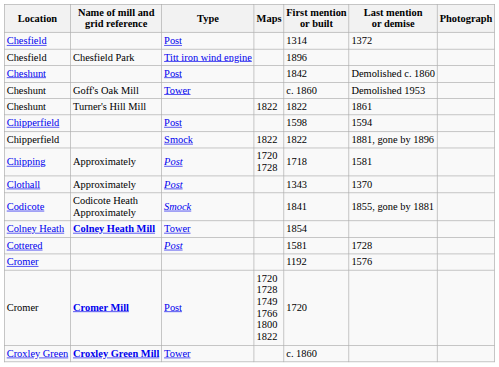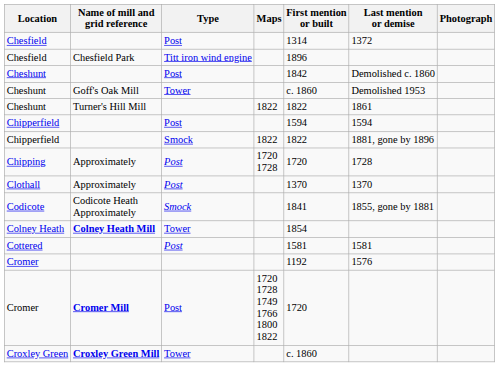(297, 123) 1598 -> (297, 123) 1594
(297, 162) 1718 -> (297, 162) 1720
(362, 162) 1581 -> (362, 162) 1728
(297, 184) 1343 -> (297, 184) 1370
(362, 245) 1728 -> (362, 245) 1581
